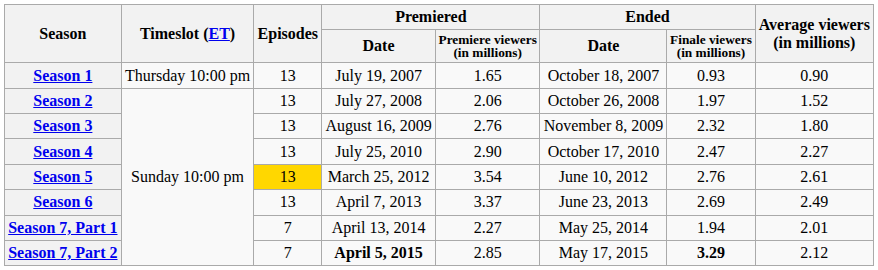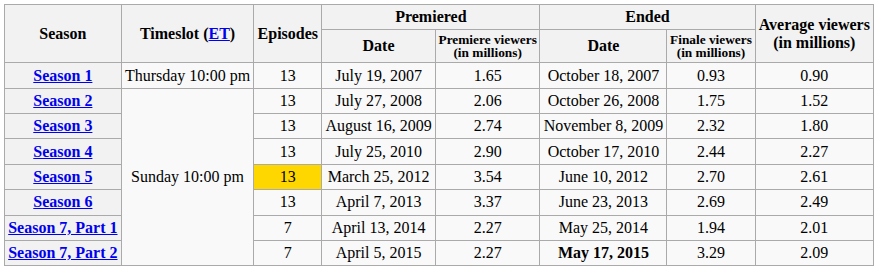(711, 100) 1.97 -> (711, 100) 1.75
(488, 126) 2.76 -> (488, 126) 2.74
(711, 151) 2.47 -> (711, 151) 2.44
(711, 177) 2.76 -> (711, 177) 2.70
(379, 253) bold -> (379, 253) normal
(488, 253) 2.85 -> (488, 253) 2.27
(603, 253) normal -> (603, 253) bold
(711, 253) bold -> (711, 253) normal
(814, 253) 2.12 -> (814, 253) 2.09
